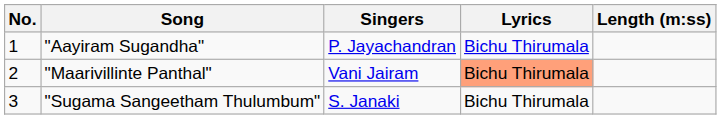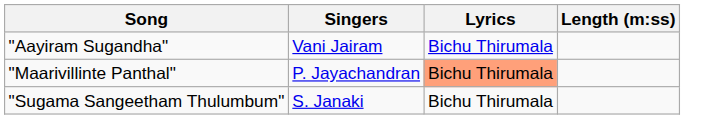- column: (23, 18)
(392, 46) P. Jayachandran -> (337, 46) Vani Jairam
(373, 73) Vani Jairam -> (356, 73) P. Jayachandran
